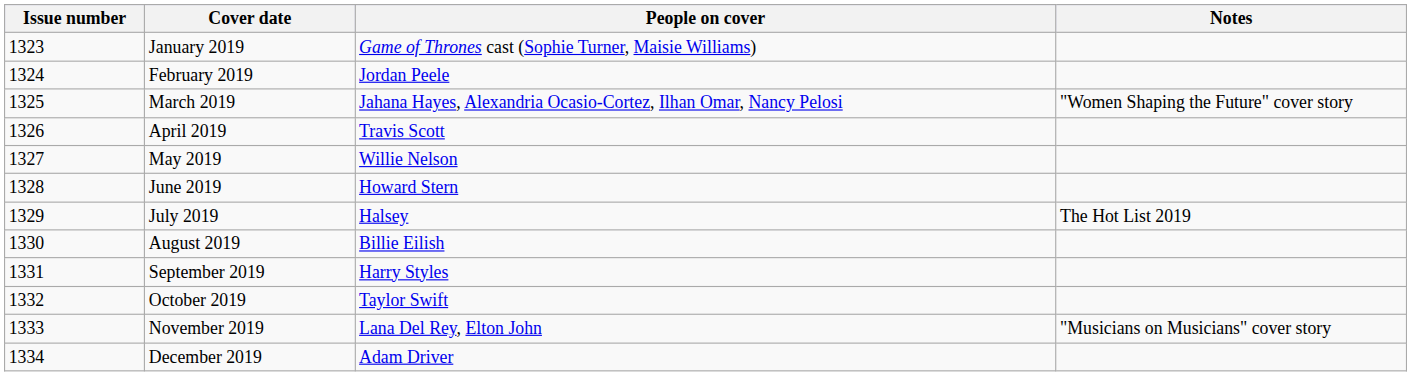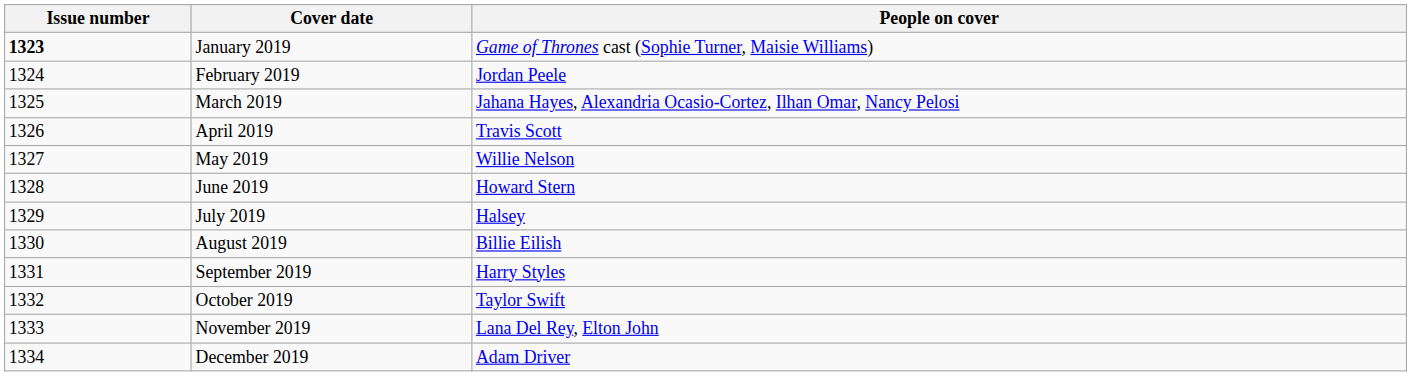- column: (1231, 18)
(26, 46) normal -> (26, 46) bold
